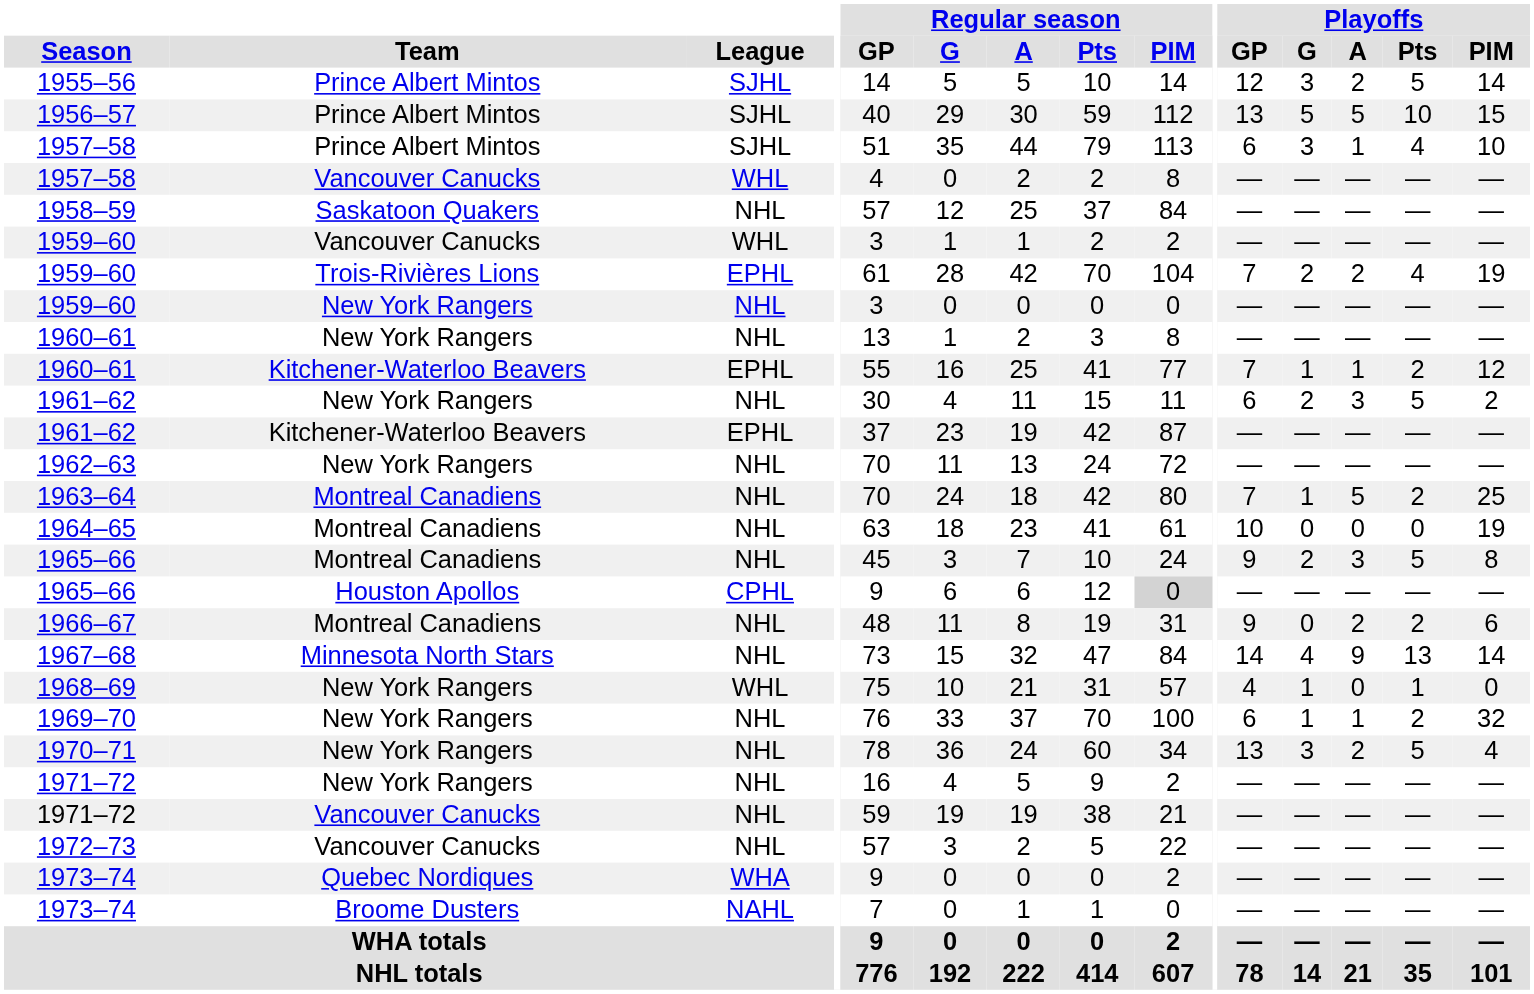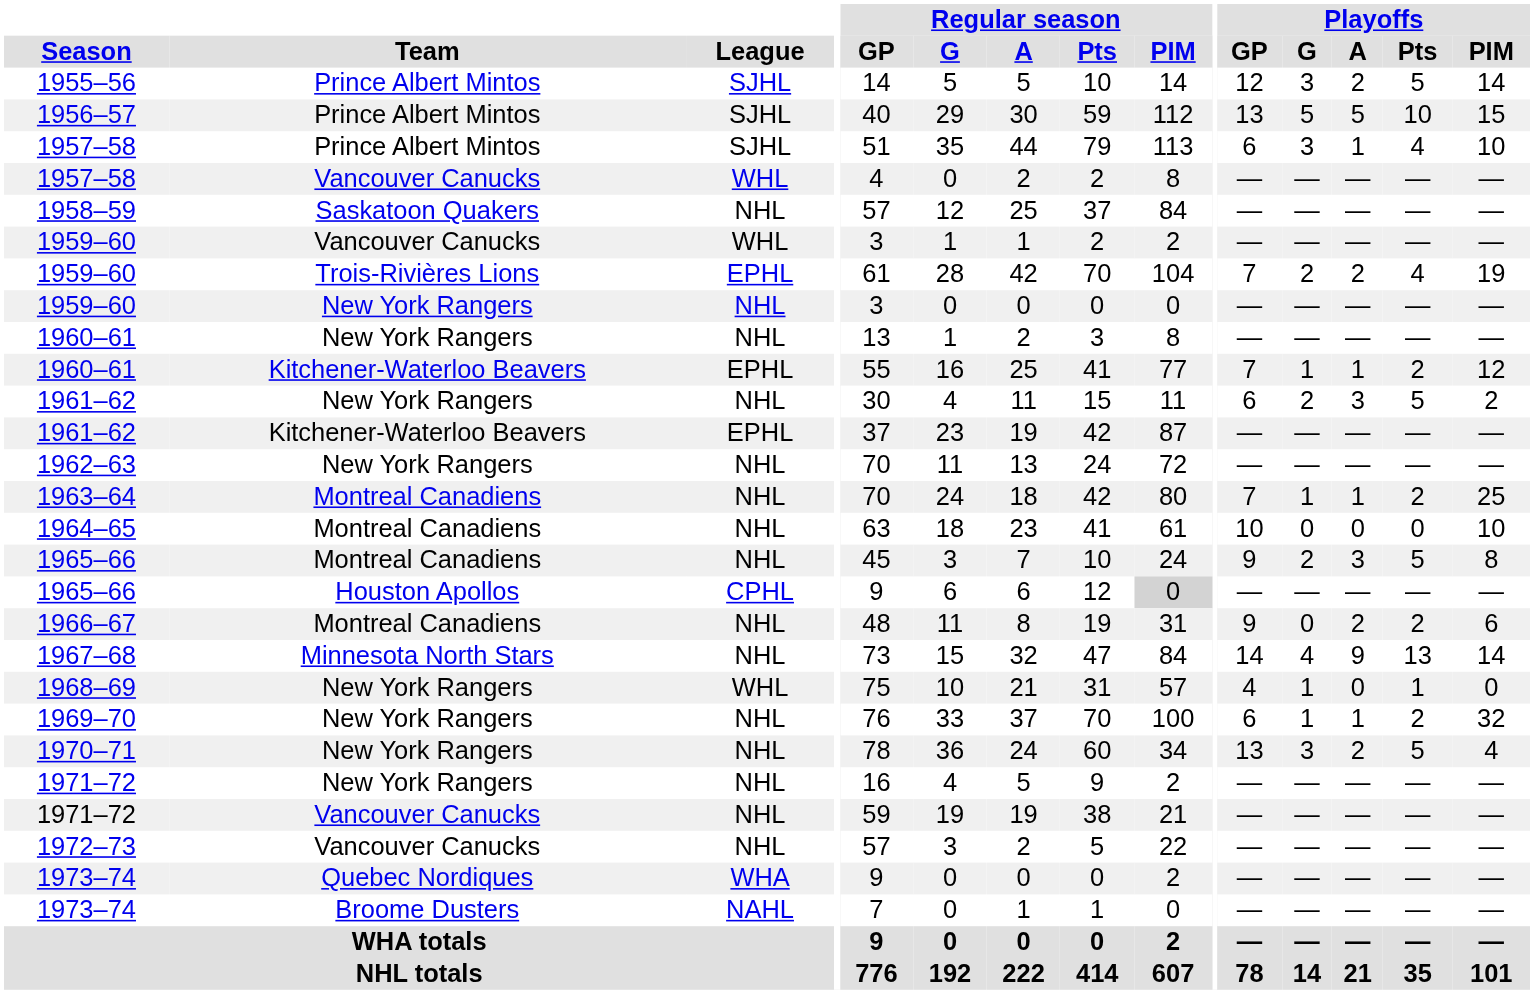(1358, 496) 5 -> (1358, 496) 1
(1491, 528) 19 -> (1491, 528) 10
